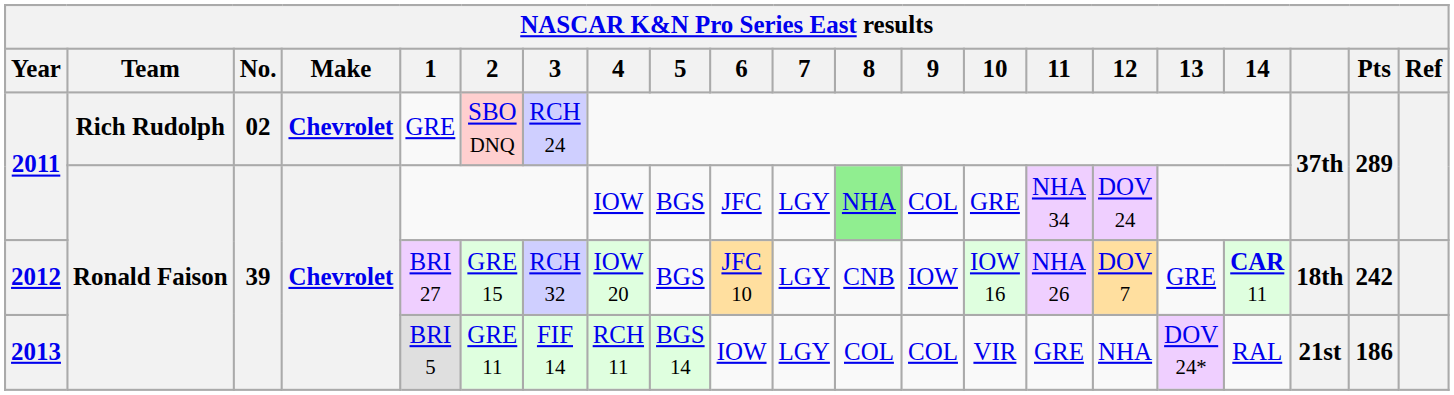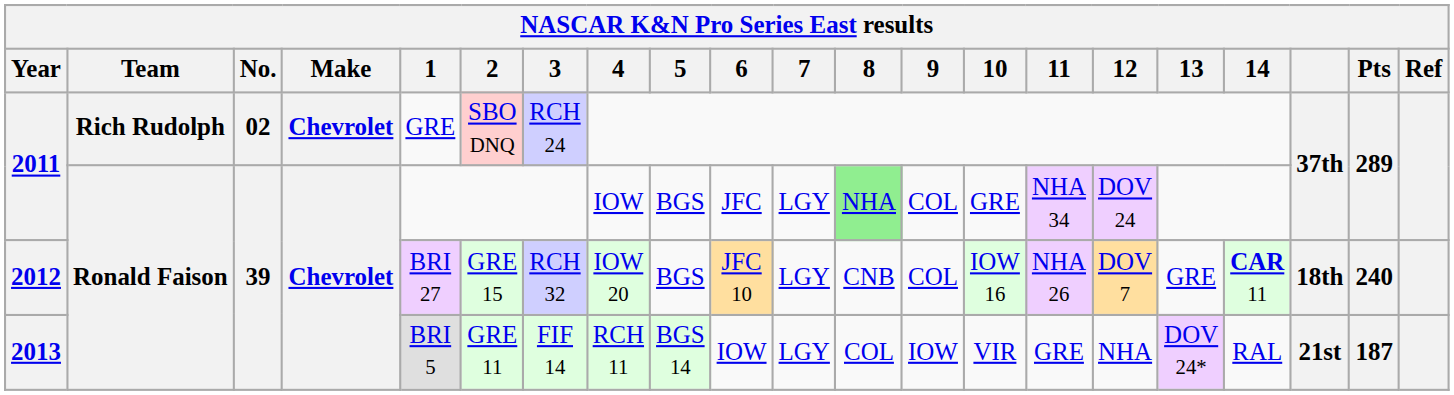(933, 277) IOW -> (933, 277) COL
(1374, 277) 242 -> (1374, 277) 240
(933, 351) COL -> (933, 351) IOW
(1374, 351) 186 -> (1374, 351) 187
